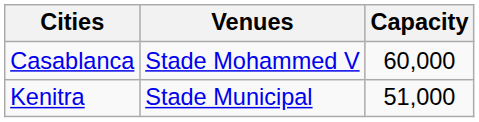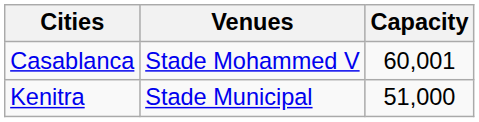(419, 60) 60,000 -> (419, 60) 60,001
